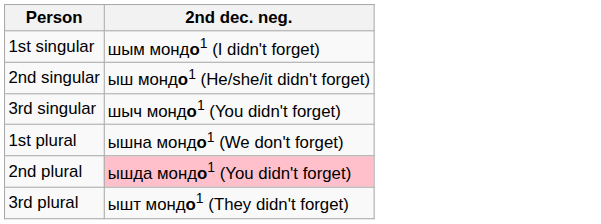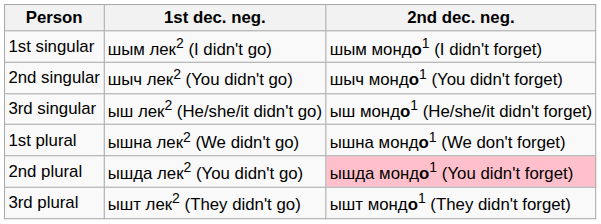+ column: (215, 17)
(239, 77) ыш мондо1 (He/she/it didn't forget) -> (446, 77) шыч мондо1 (You didn't forget)
(224, 109) шыч мондо1 (You didn't forget) -> (461, 109) ыш мондо1 (He/she/it didn't forget)
